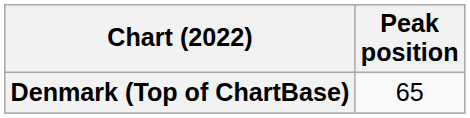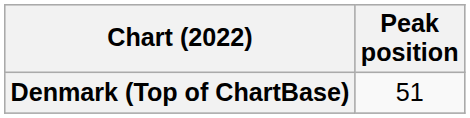(410, 92) 65 -> (410, 92) 51
